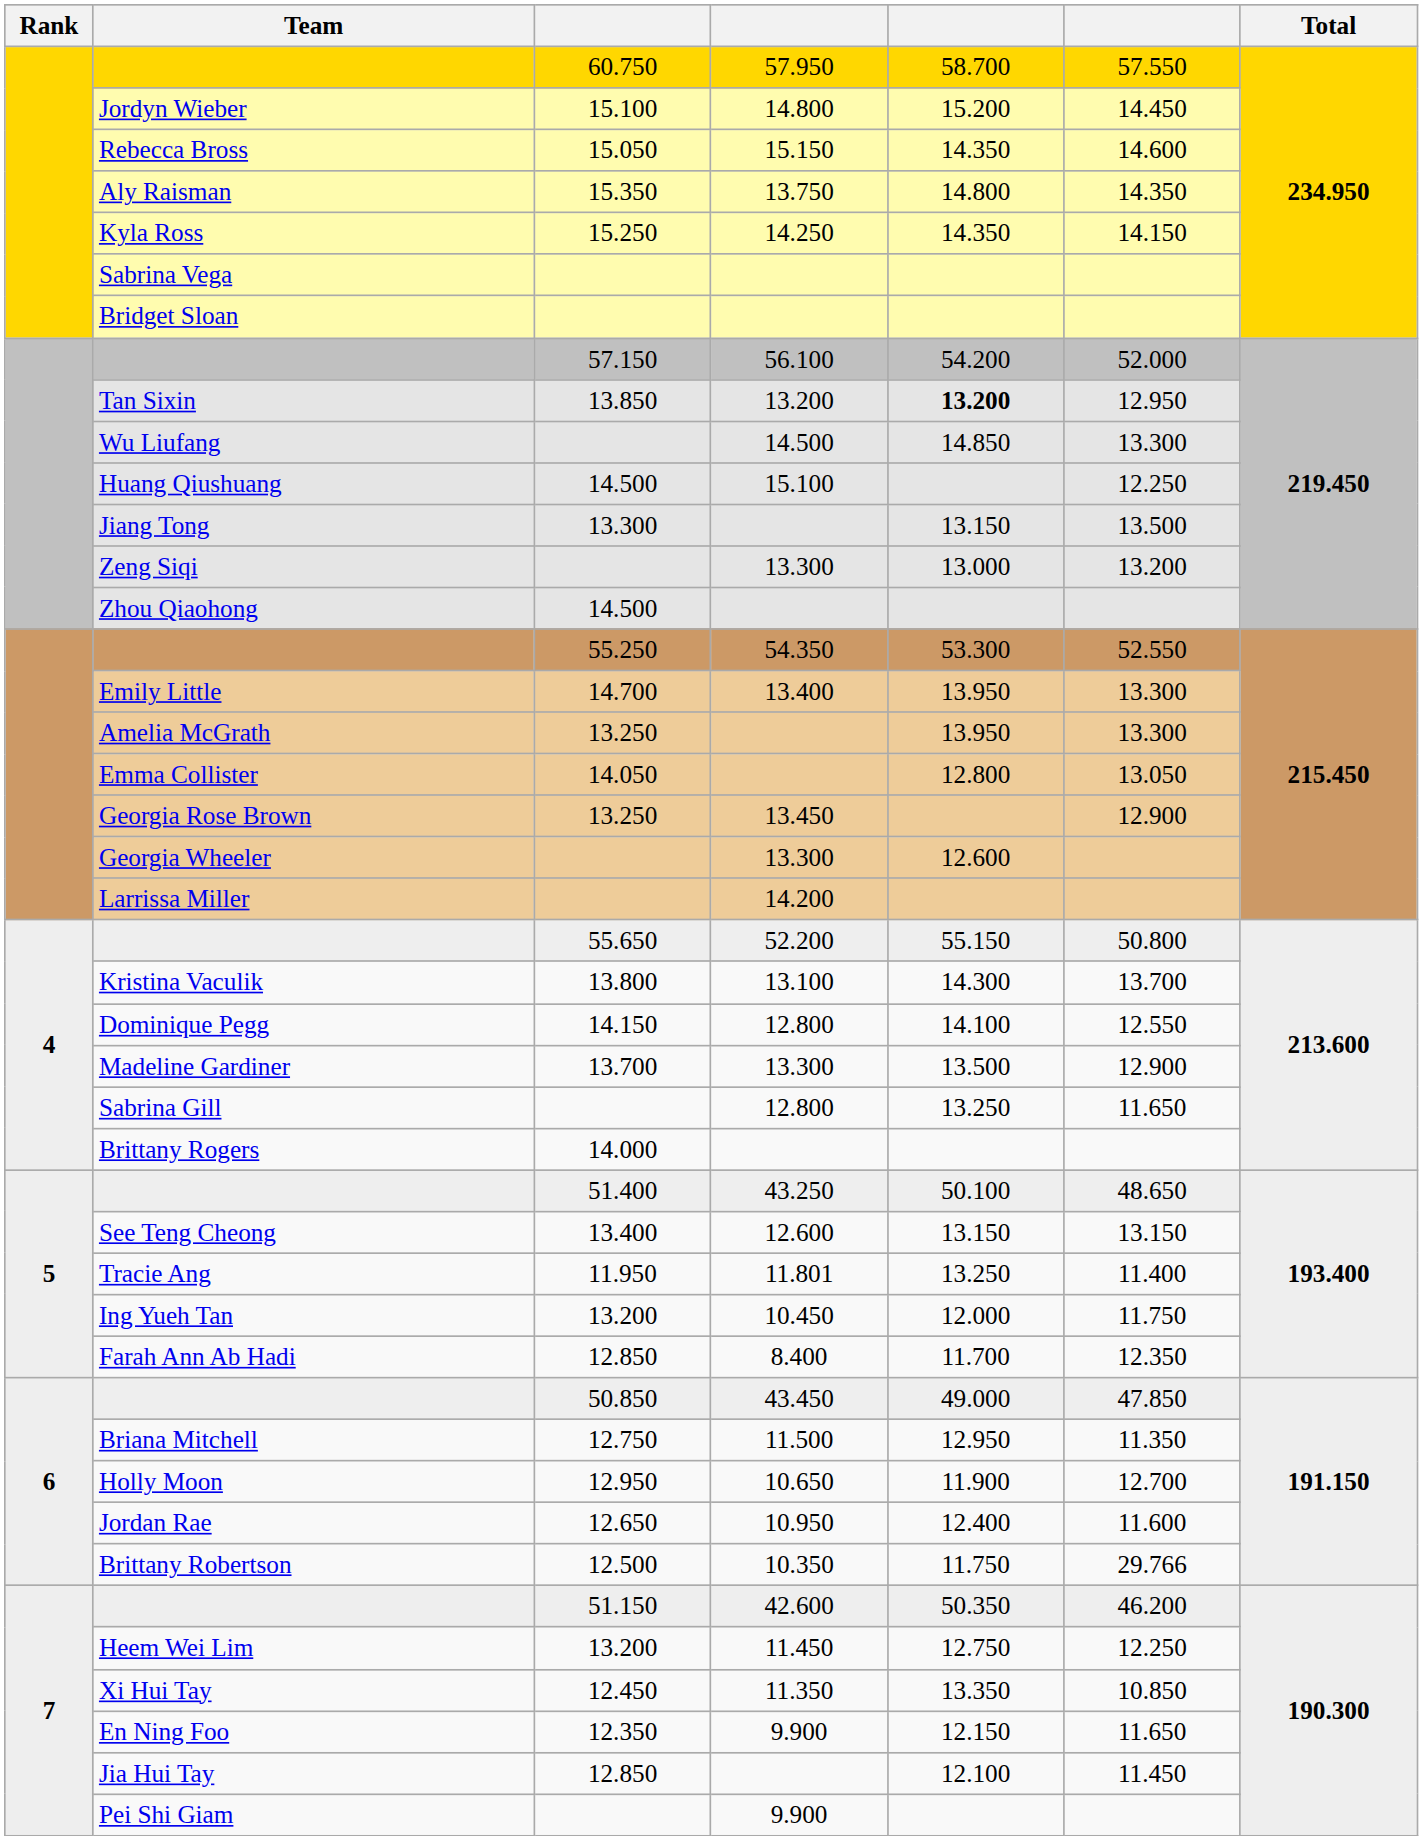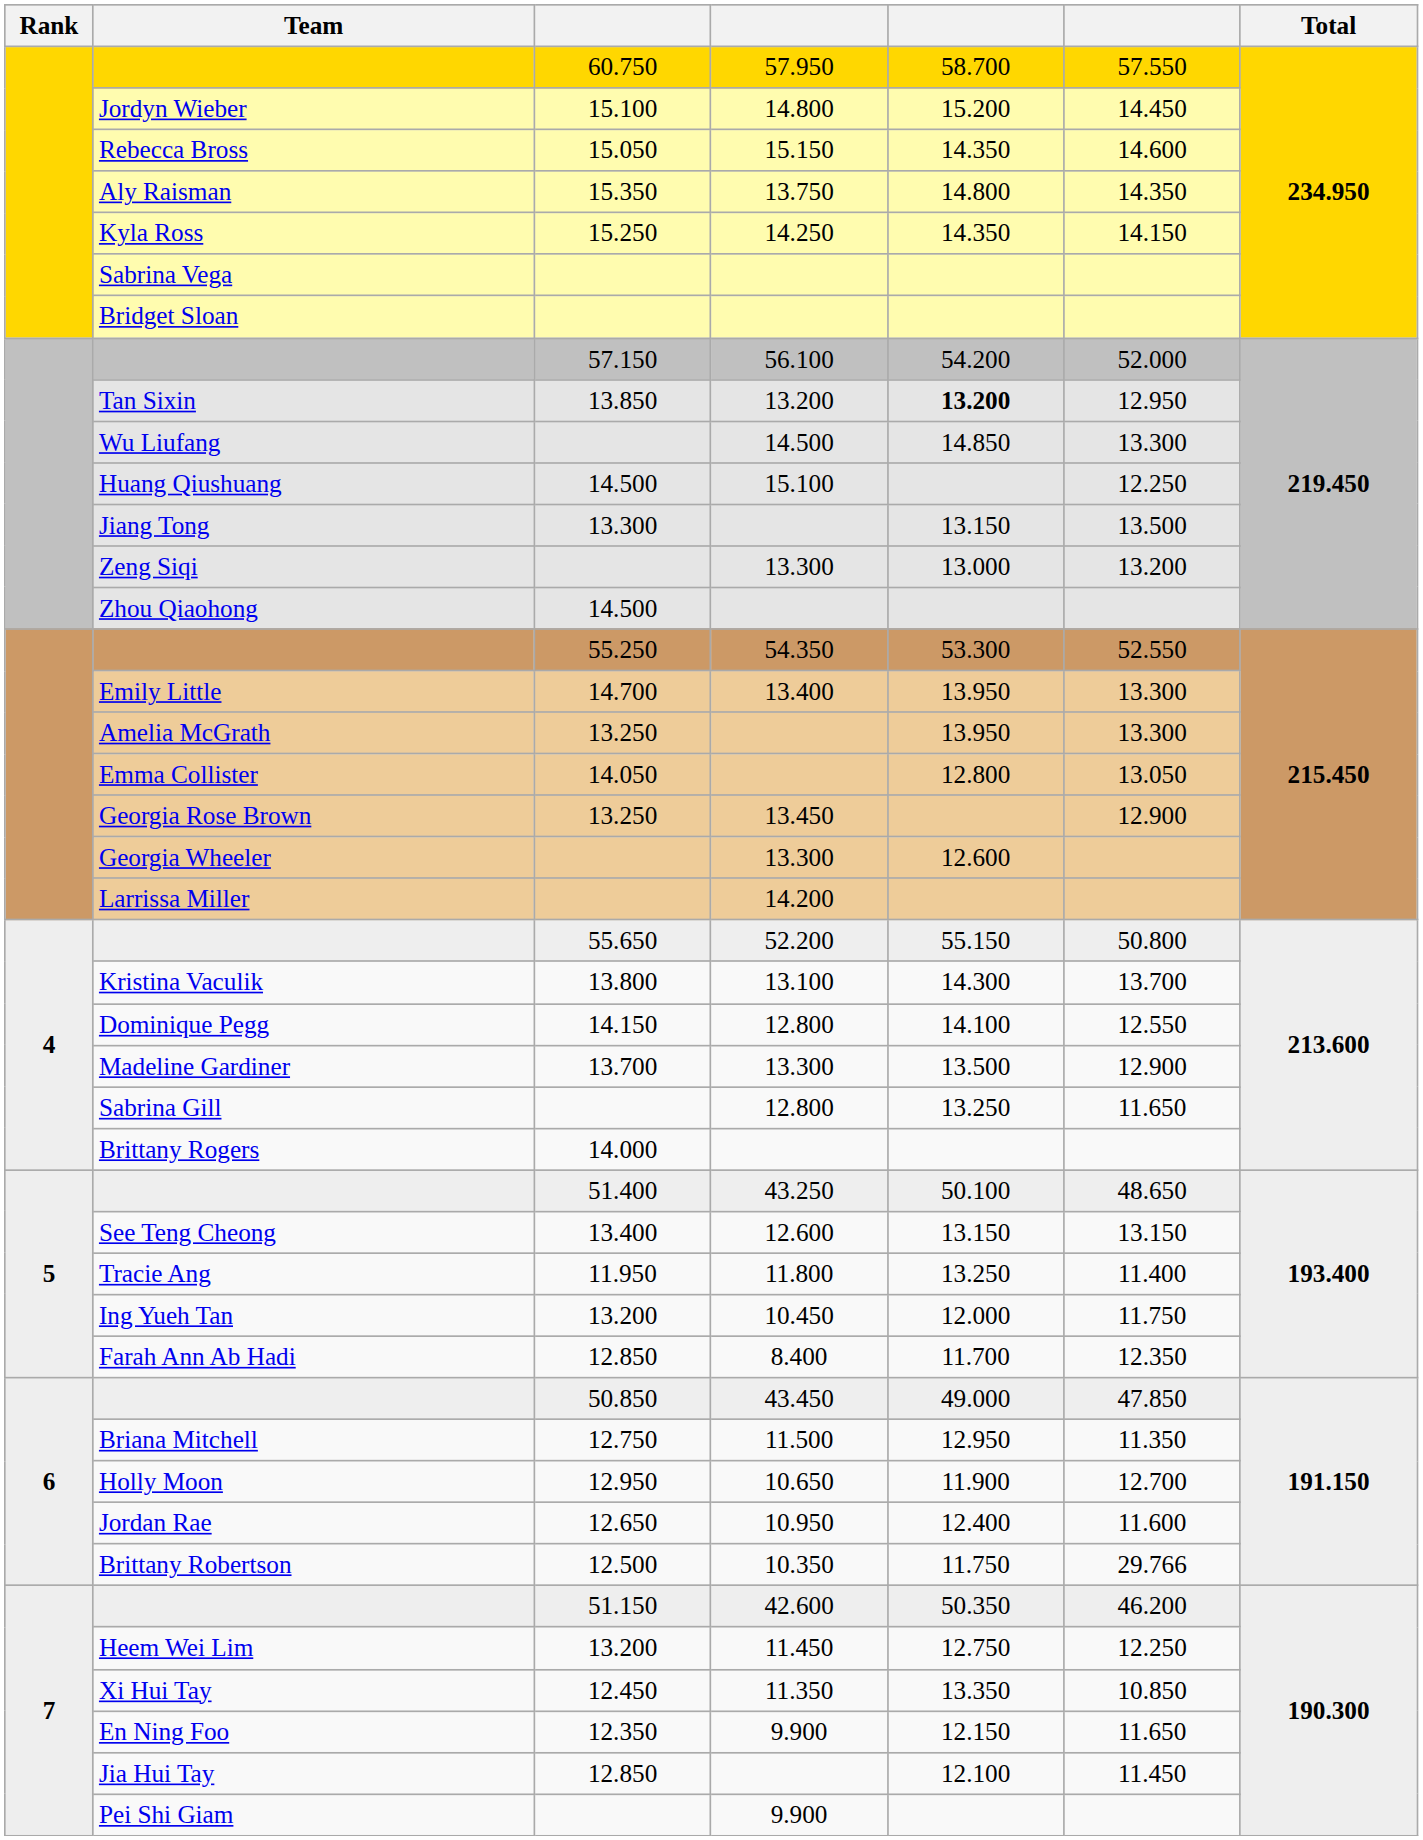(799, 1273) 11.801 -> (799, 1273) 11.800
